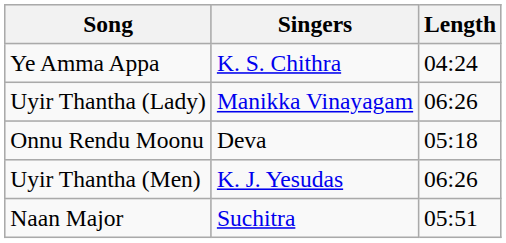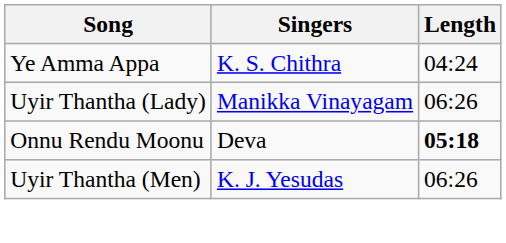(451, 140) normal -> (452, 140) bold
- row: (67, 218)
